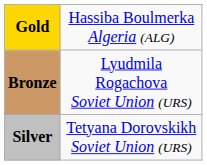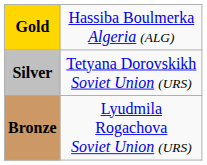rows swapped: (32, 137) <-> (32, 81)
